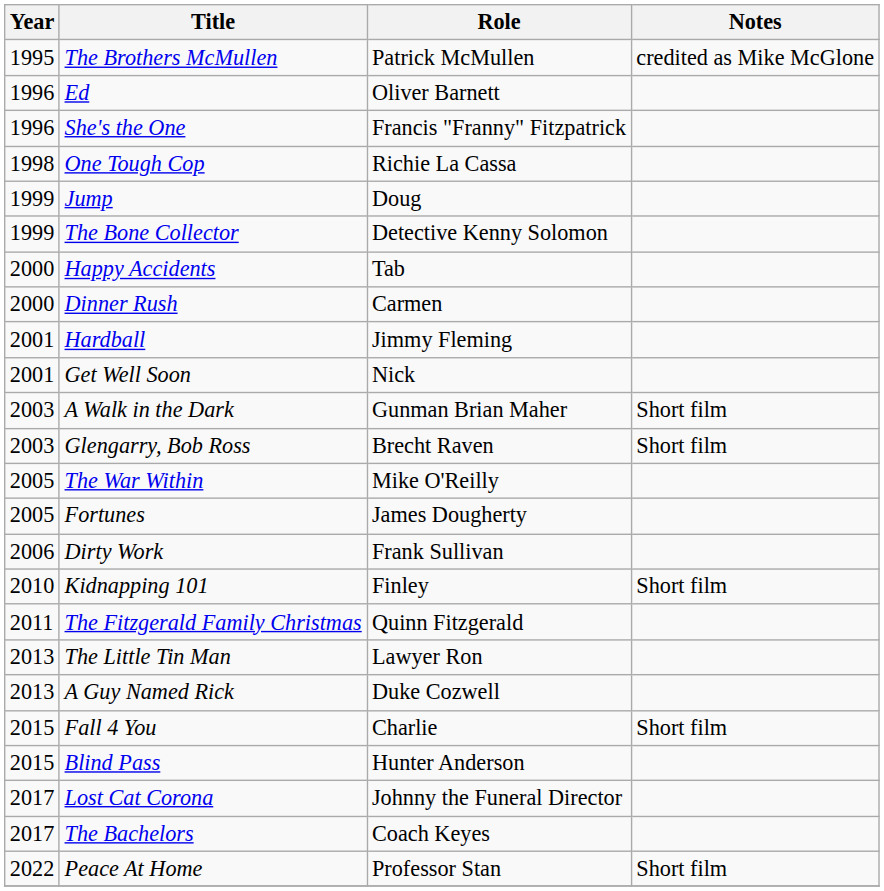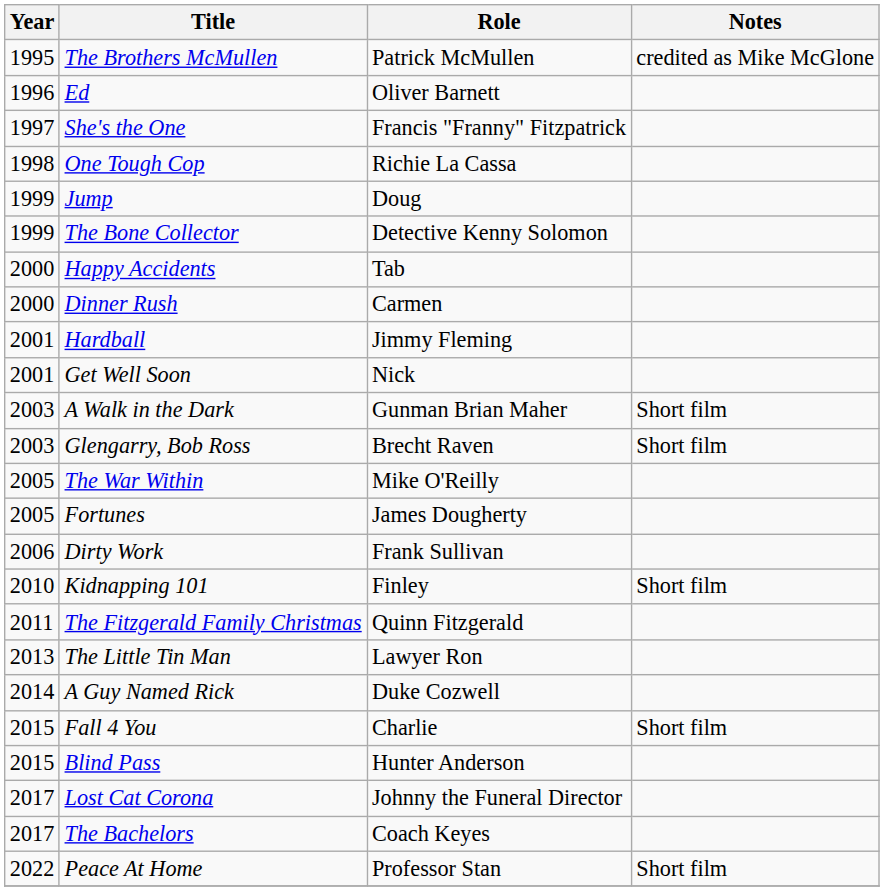(32, 127) 1996 -> (32, 127) 1997
(32, 692) 2013 -> (32, 692) 2014
